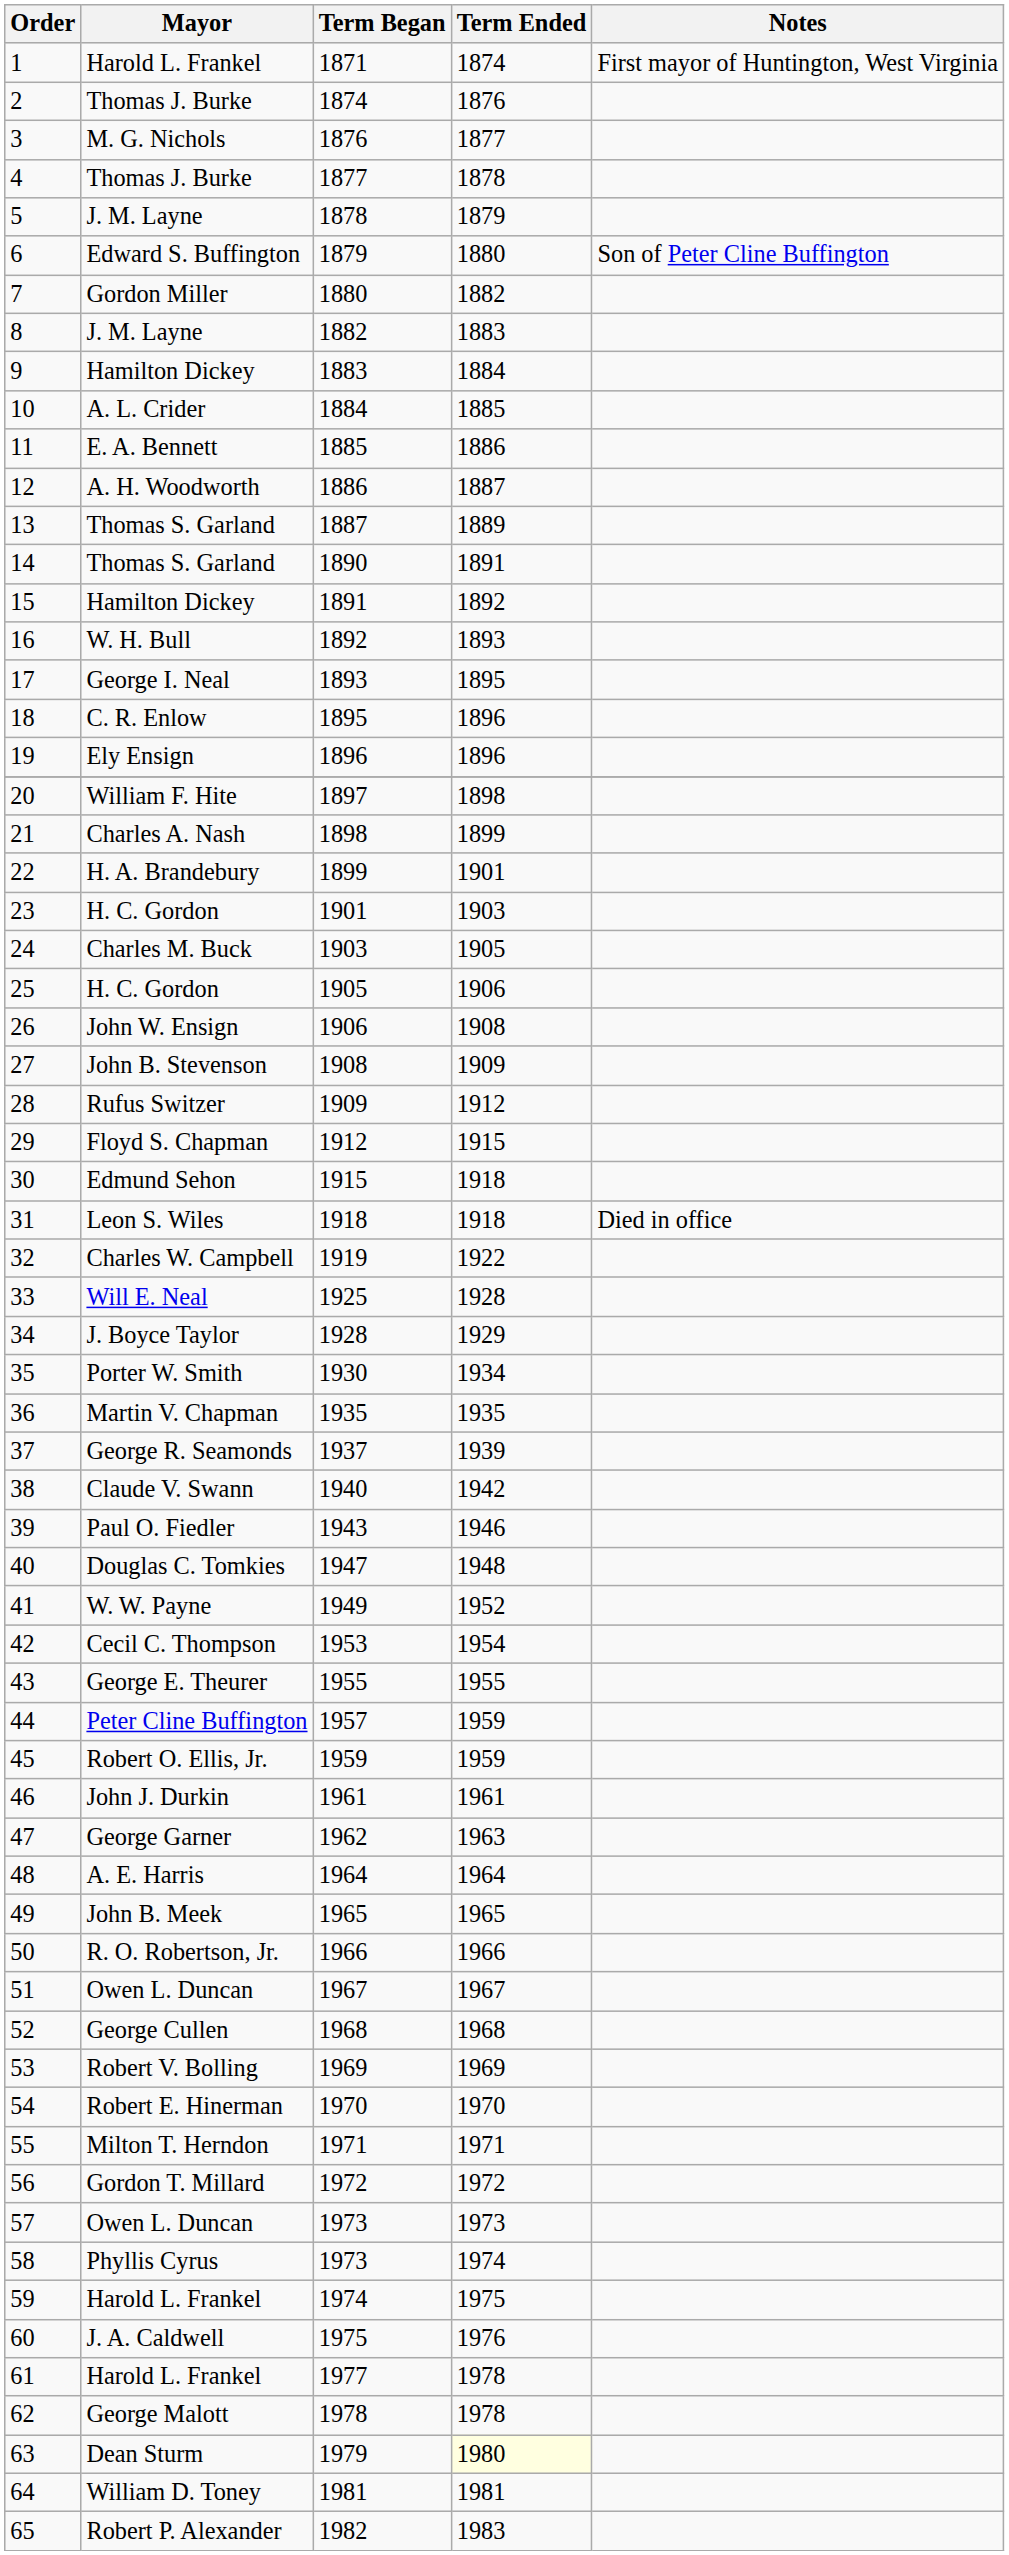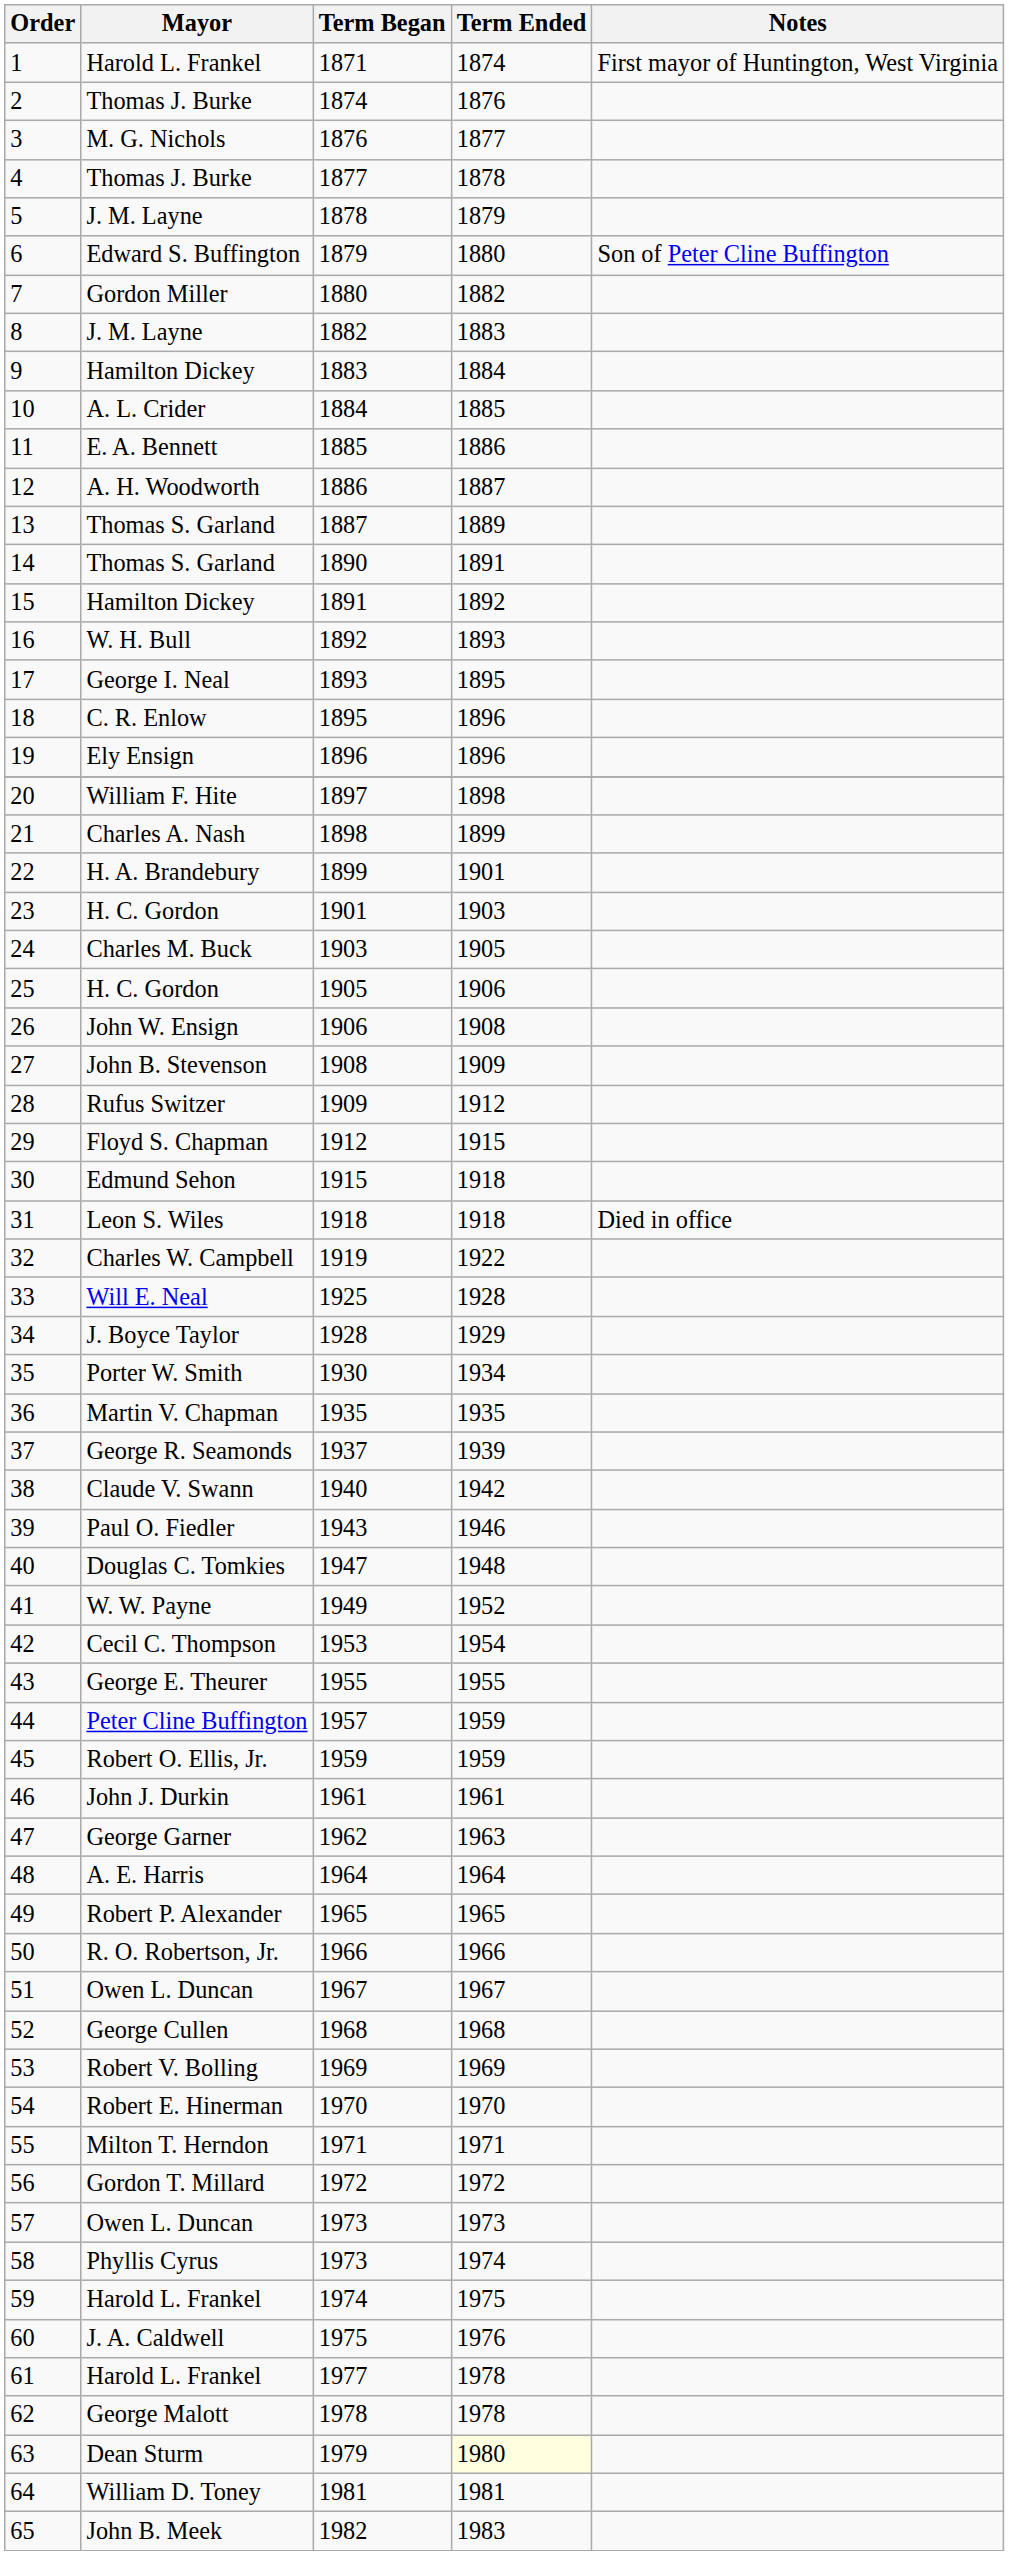(154, 1913) John B. Meek -> (184, 1913) Robert P. Alexander
(184, 2530) Robert P. Alexander -> (154, 2530) John B. Meek
